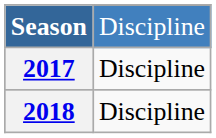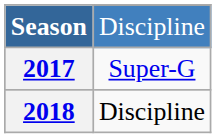(152, 68) Discipline -> (152, 68) Super-G
